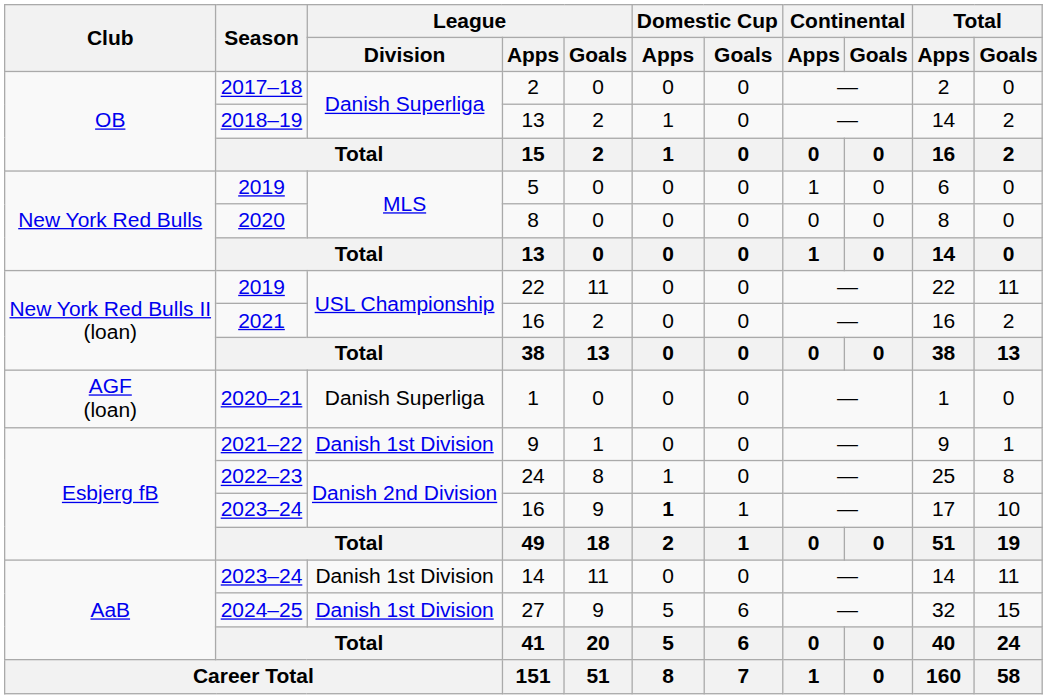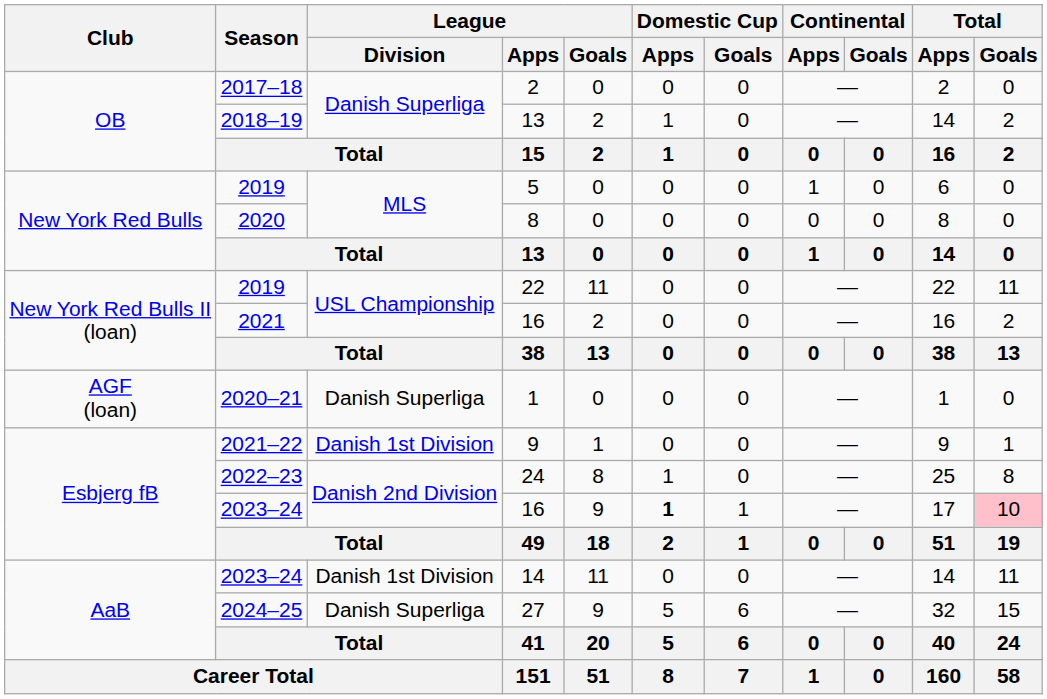(1009, 510) no background -> (1009, 510) pink background
(405, 609) Danish 1st Division -> (405, 609) Danish Superliga
